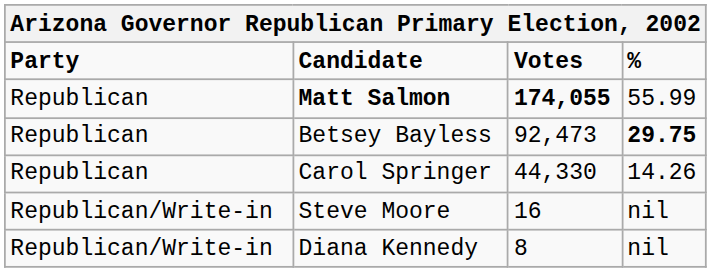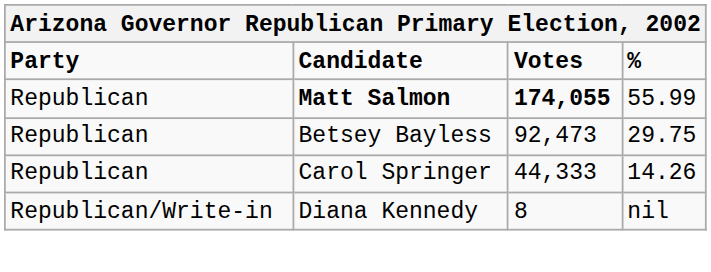(662, 136) bold -> (662, 136) normal
(555, 174) 44,330 -> (555, 174) 44,333
- row: (374, 211)
